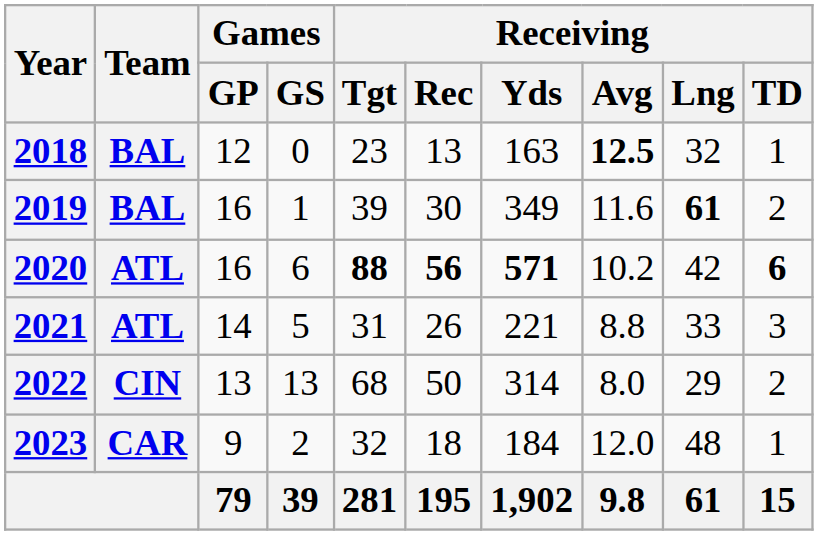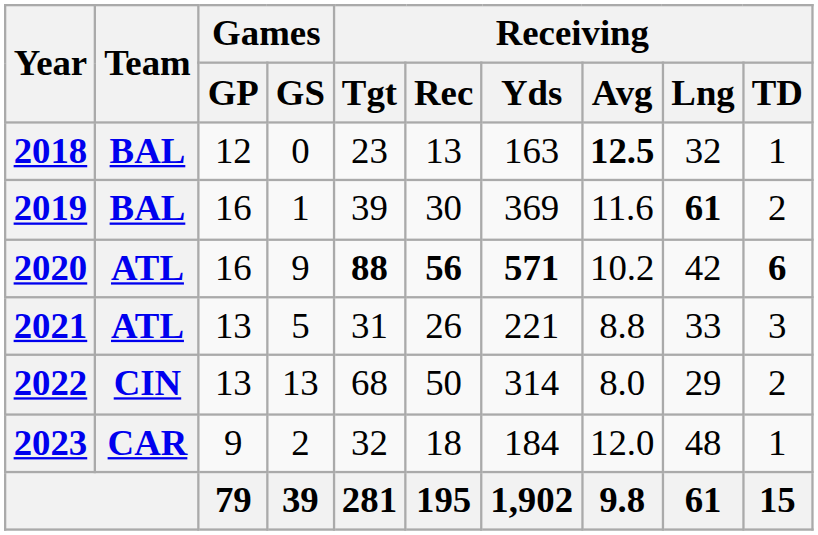(532, 208) 349 -> (532, 208) 369
(300, 267) 6 -> (300, 267) 9
(233, 325) 14 -> (233, 325) 13
